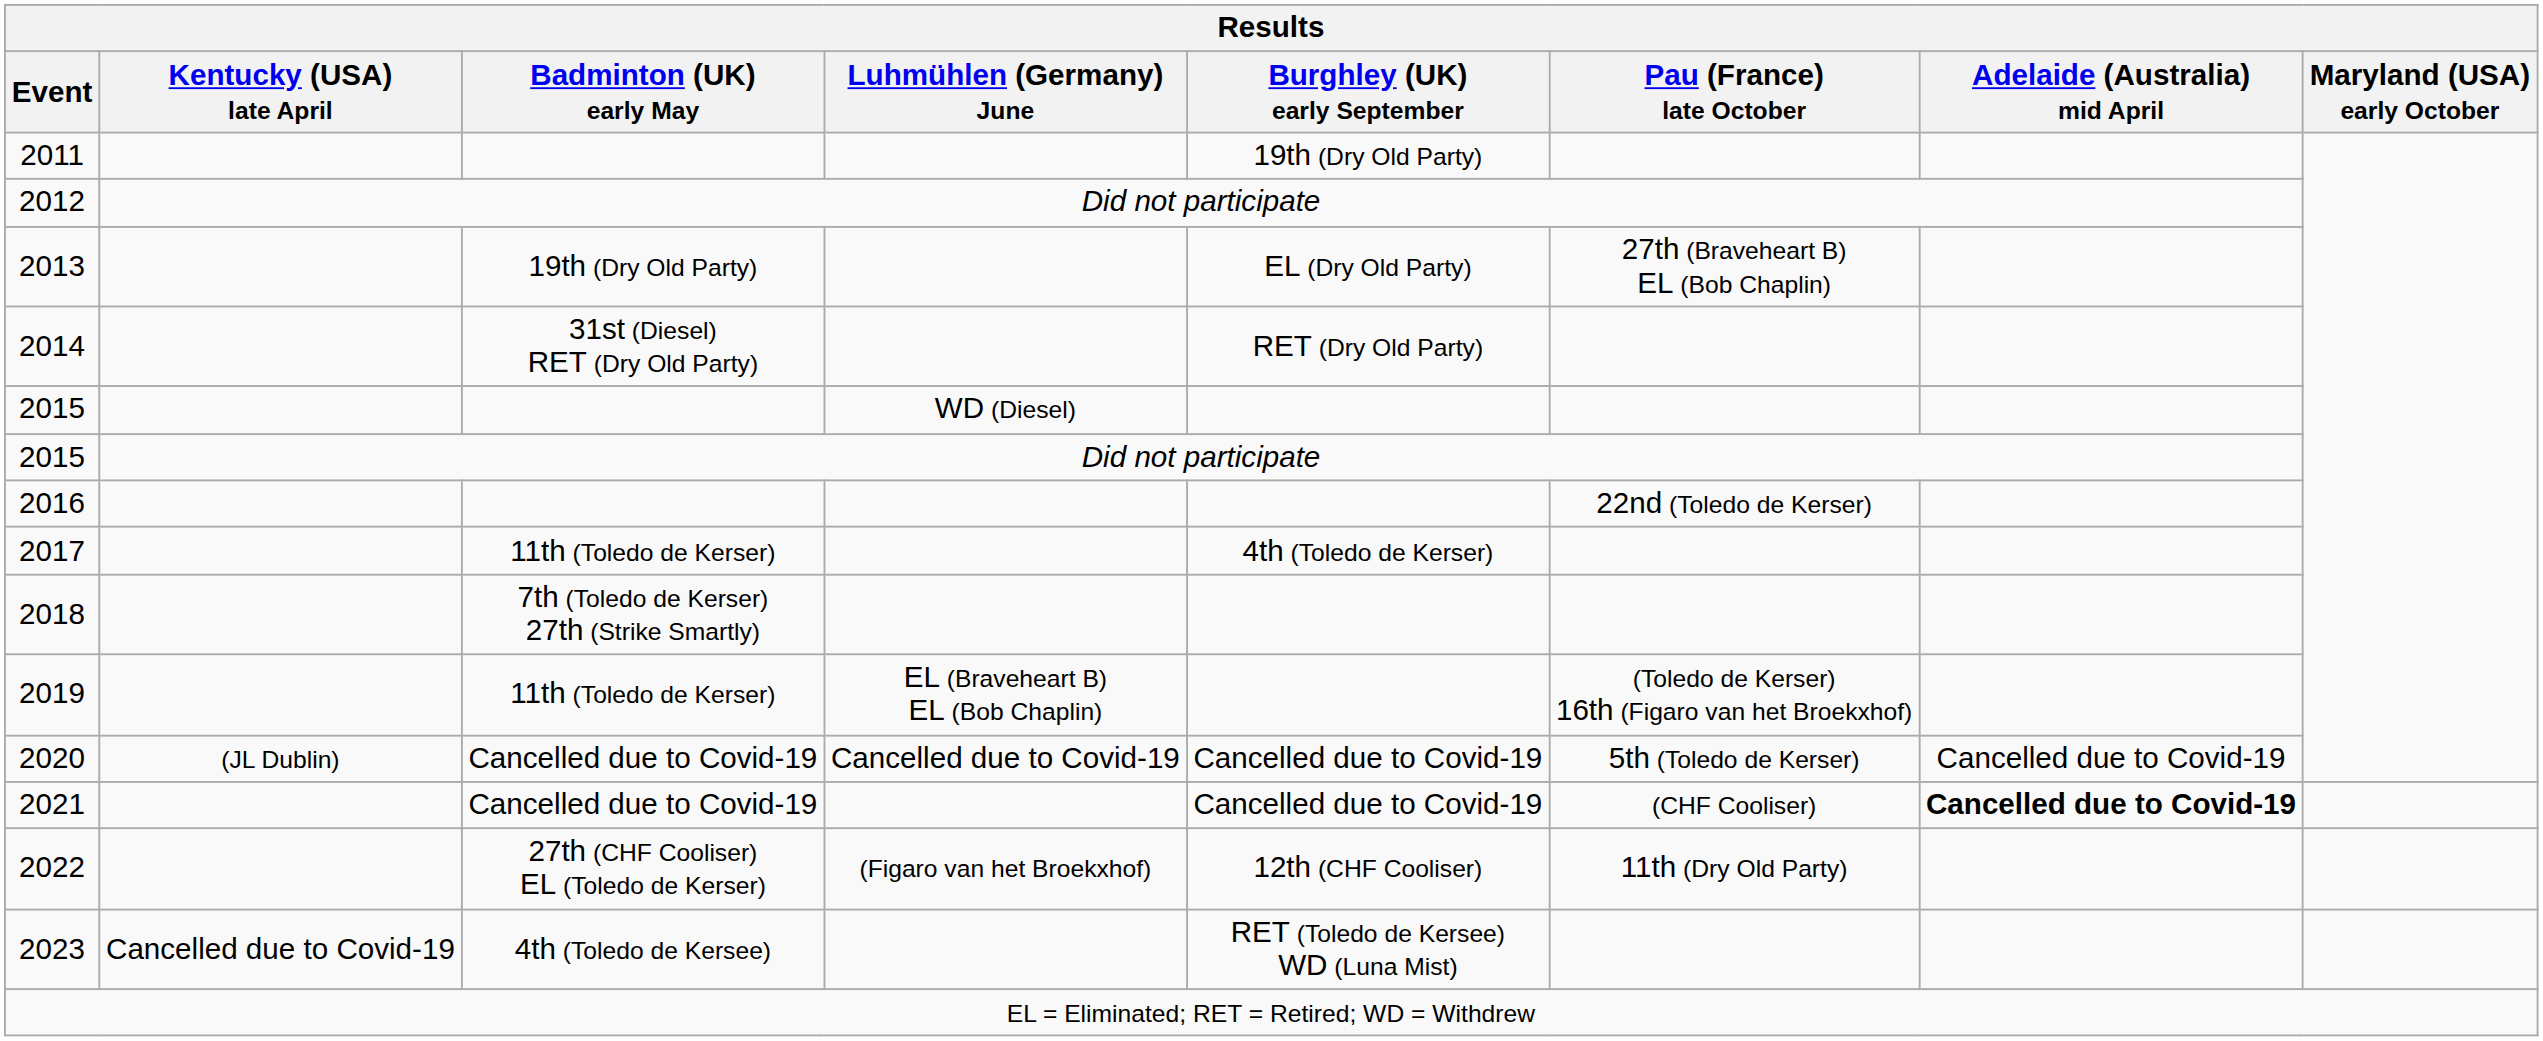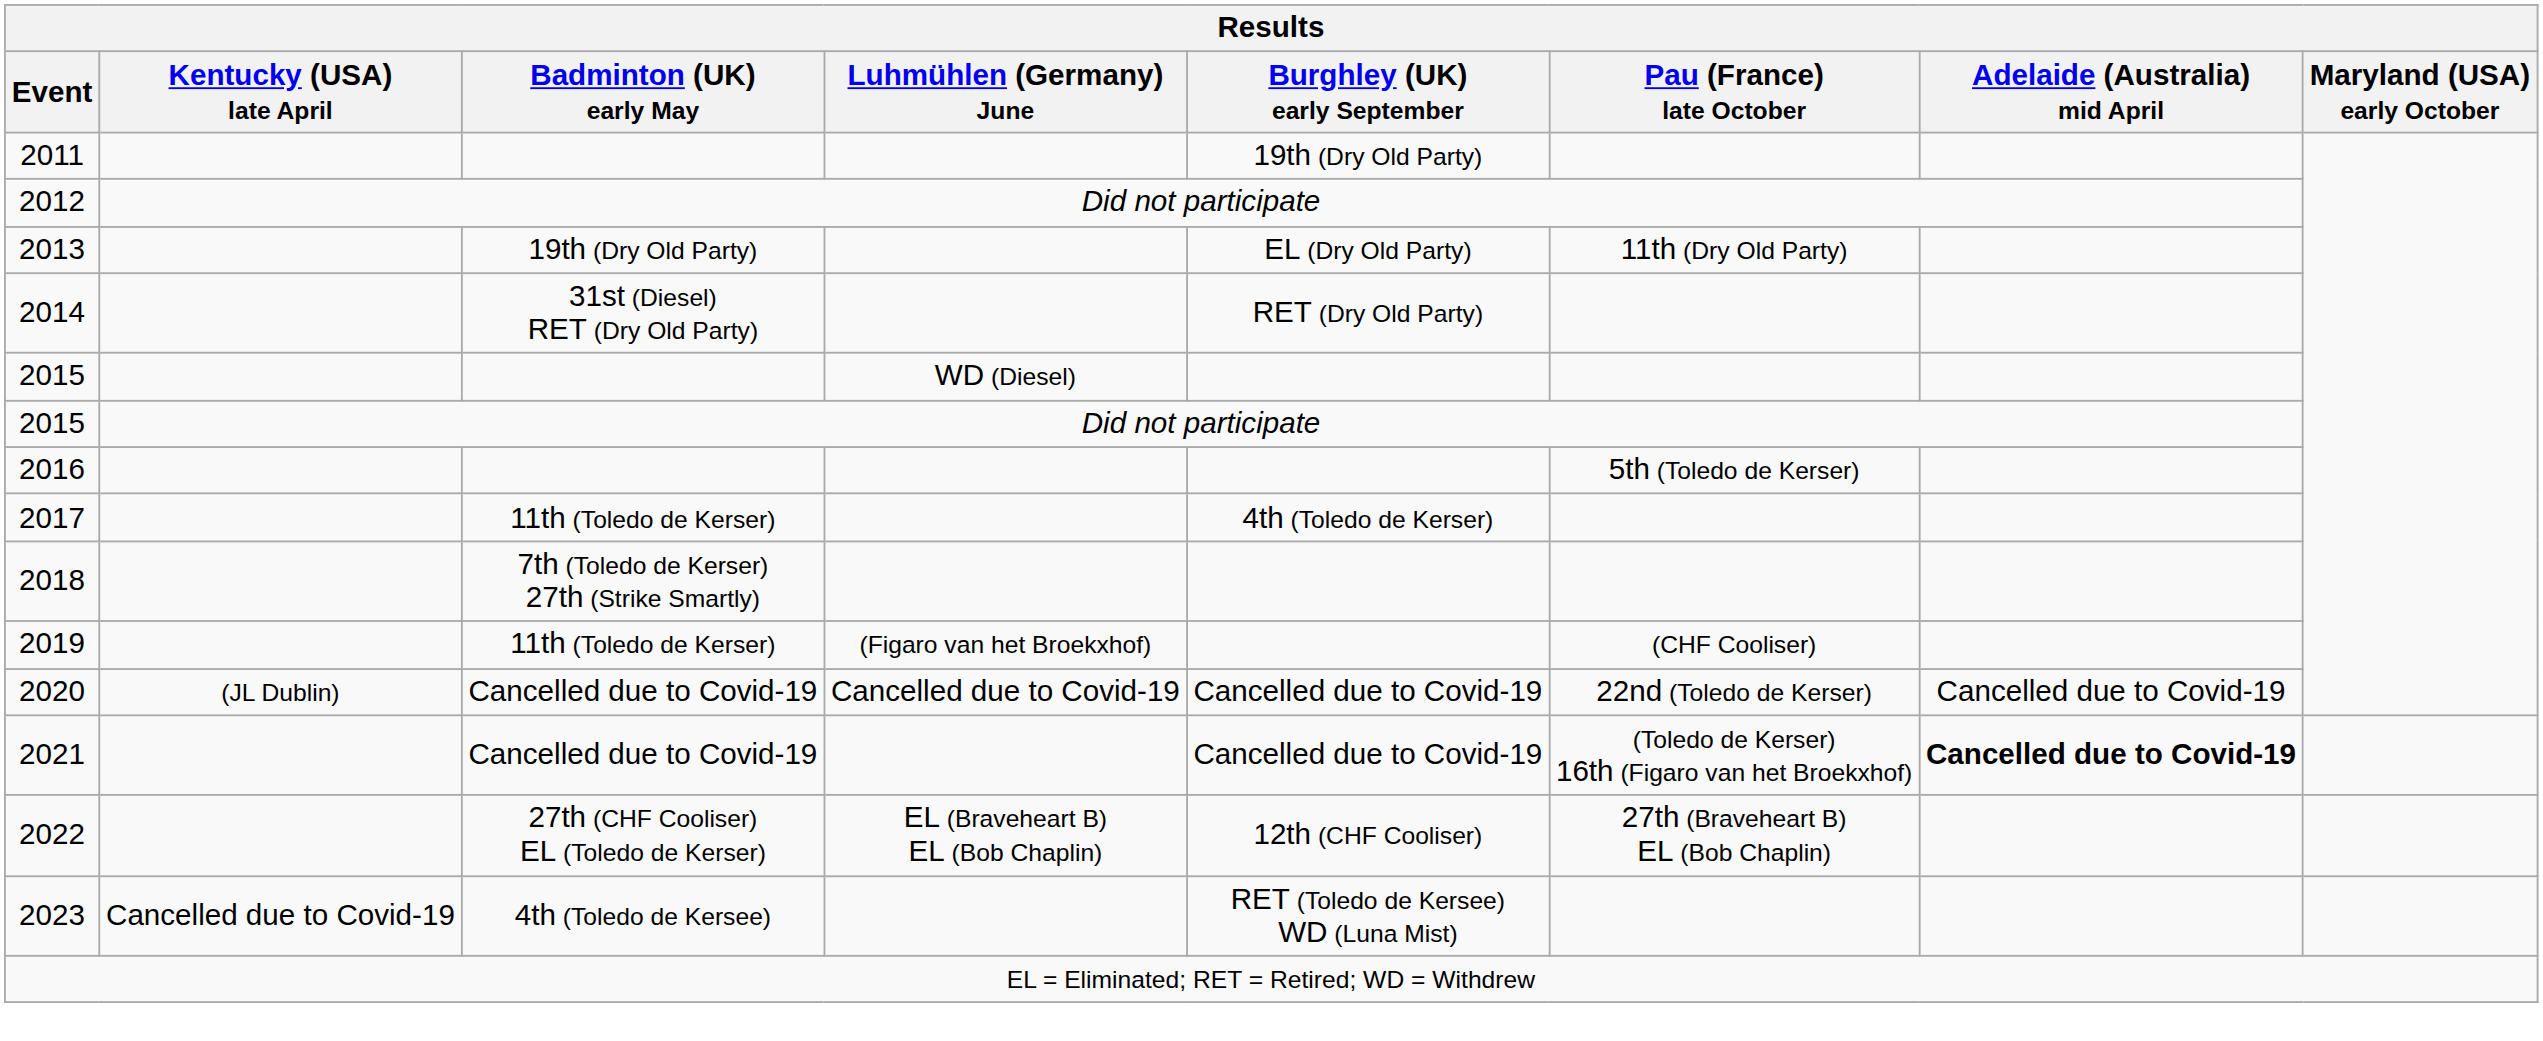(1734, 265) 27th (Braveheart B) EL (Bob Chaplin) -> (1734, 249) 11th (Dry Old Party)
(1734, 503) 22nd (Toledo de Kerser) -> (1734, 470) 5th (Toledo de Kerser)
(1005, 694) EL (Braveheart B) EL (Bob Chaplin) -> (1005, 646) (Figaro van het Broekxhof)
(1734, 696) (Toledo de Kerser) 16th (Figaro van het Broekxhof) -> (1734, 646) (CHF Cooliser)
(1734, 757) 5th (Toledo de Kerser) -> (1734, 691) 22nd (Toledo de Kerser)
(1734, 806) (CHF Cooliser) -> (1734, 756) (Toledo de Kerser) 16th (Figaro van het Broekxhof)
(1005, 870) (Figaro van het Broekxhof) -> (1005, 835) EL (Braveheart B) EL (Bob Chaplin)
(1734, 868) 11th (Dry Old Party) -> (1734, 835) 27th (Braveheart B) EL (Bob Chaplin)
